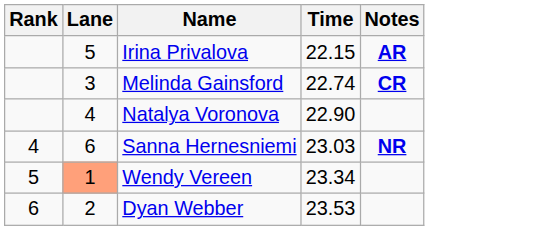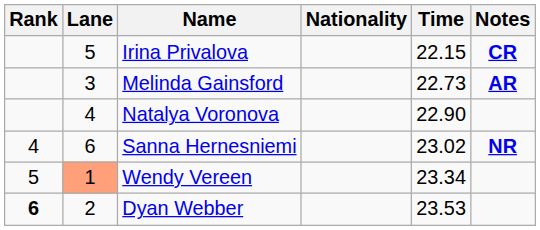+ column: (356, 20)
(392, 51) AR -> (503, 51) CR
(331, 83) 22.74 -> (441, 83) 22.73
(392, 83) CR -> (503, 83) AR
(331, 146) 23.03 -> (441, 146) 23.02
(33, 209) normal -> (33, 209) bold
